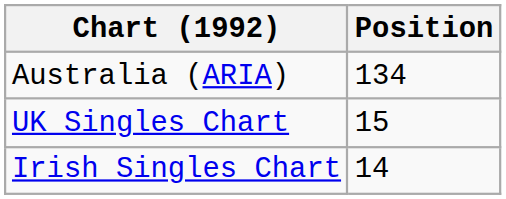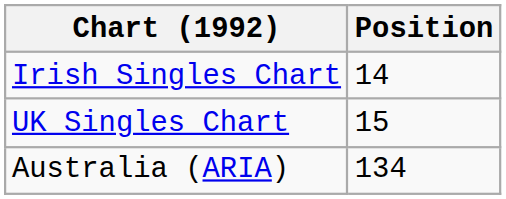rows swapped: (151, 76) <-> (177, 170)
